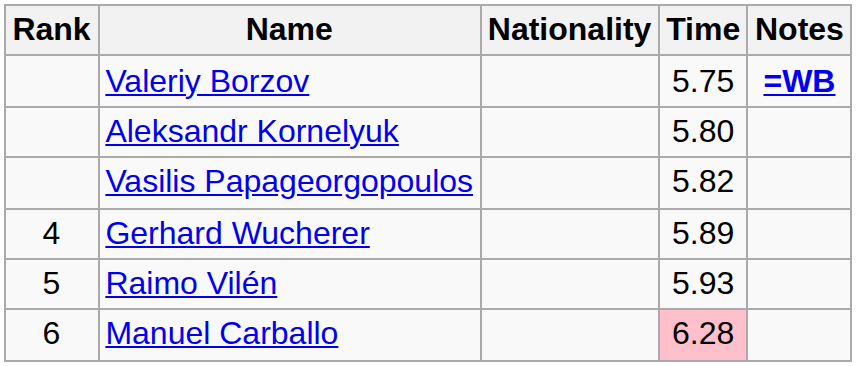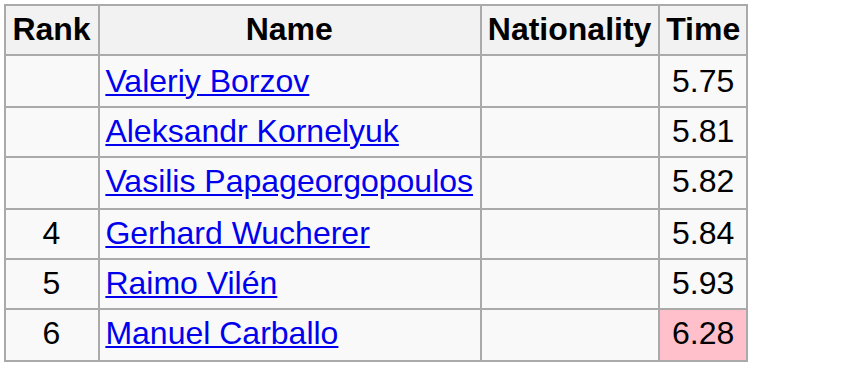- column: (799, 29)
(703, 131) 5.80 -> (703, 131) 5.81
(703, 232) 5.89 -> (703, 232) 5.84
